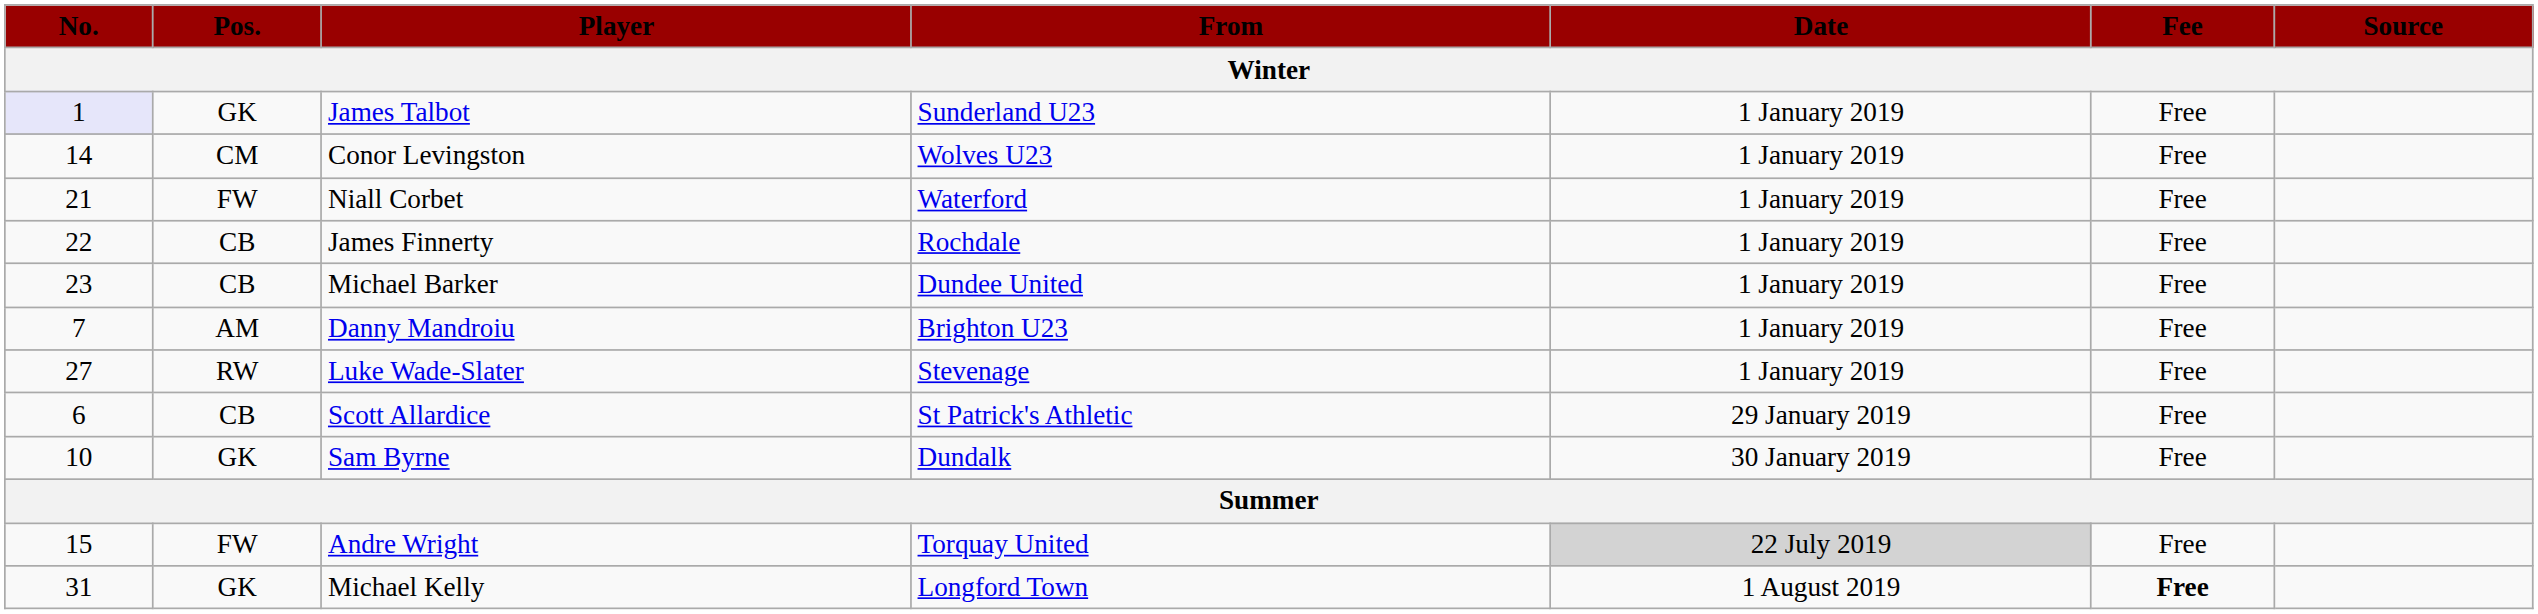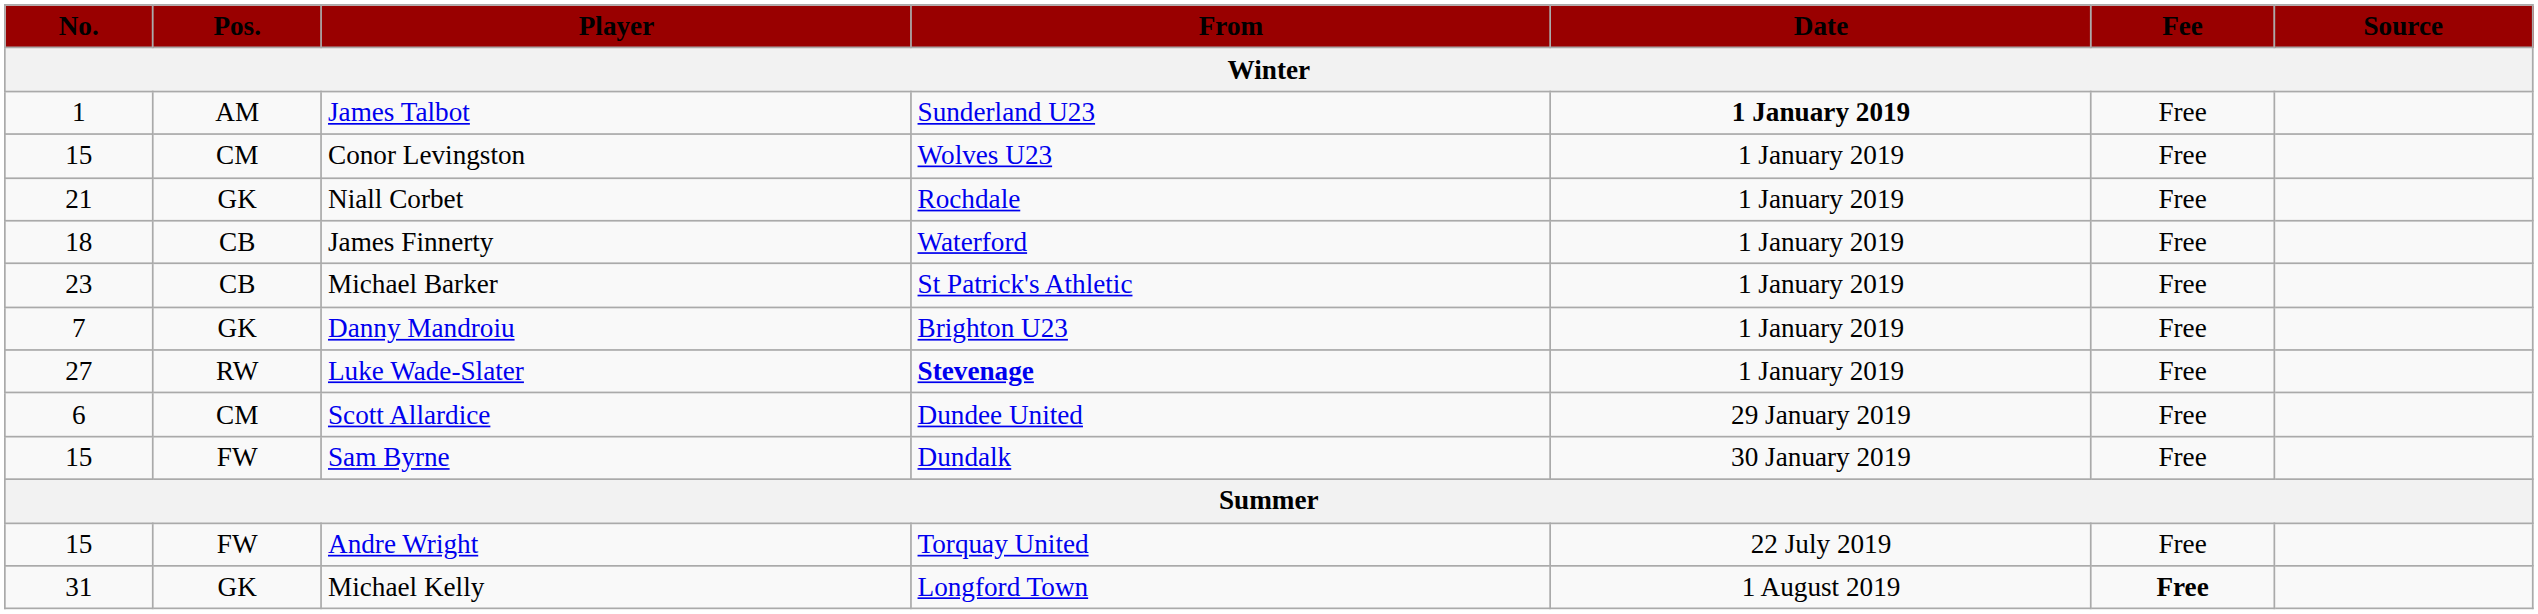(79, 112) lavender background -> (79, 112) no background
(237, 112) GK -> (237, 112) AM
(1821, 112) normal -> (1821, 112) bold
(79, 155) 14 -> (79, 155) 15
(237, 198) FW -> (237, 198) GK
(972, 198) Waterford -> (969, 198) Rochdale
(79, 241) 22 -> (79, 241) 18
(969, 241) Rochdale -> (972, 241) Waterford
(1000, 284) Dundee United -> (1025, 284) St Patrick's Athletic
(237, 328) AM -> (237, 328) GK
(973, 371) normal -> (976, 371) bold
(237, 414) CB -> (237, 414) CM
(1025, 414) St Patrick's Athletic -> (1000, 414) Dundee United
(79, 457) 10 -> (79, 457) 15
(237, 457) GK -> (237, 457) FW
(1821, 543) lightgrey background -> (1821, 543) no background
